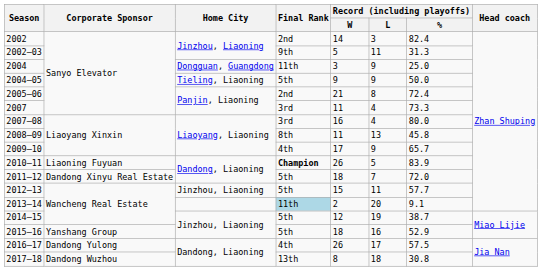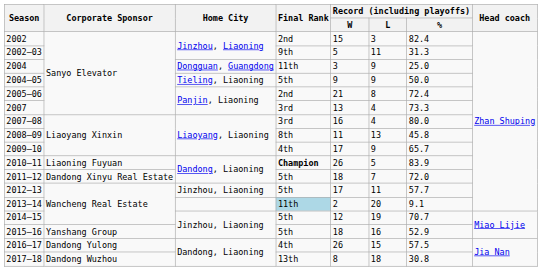(338, 39) 14 -> (338, 39) 15
(338, 108) 11 -> (338, 108) 13
(338, 190) 15 -> (338, 190) 17
(419, 218) 38.7 -> (419, 218) 70.7
(376, 245) 17 -> (376, 245) 15
